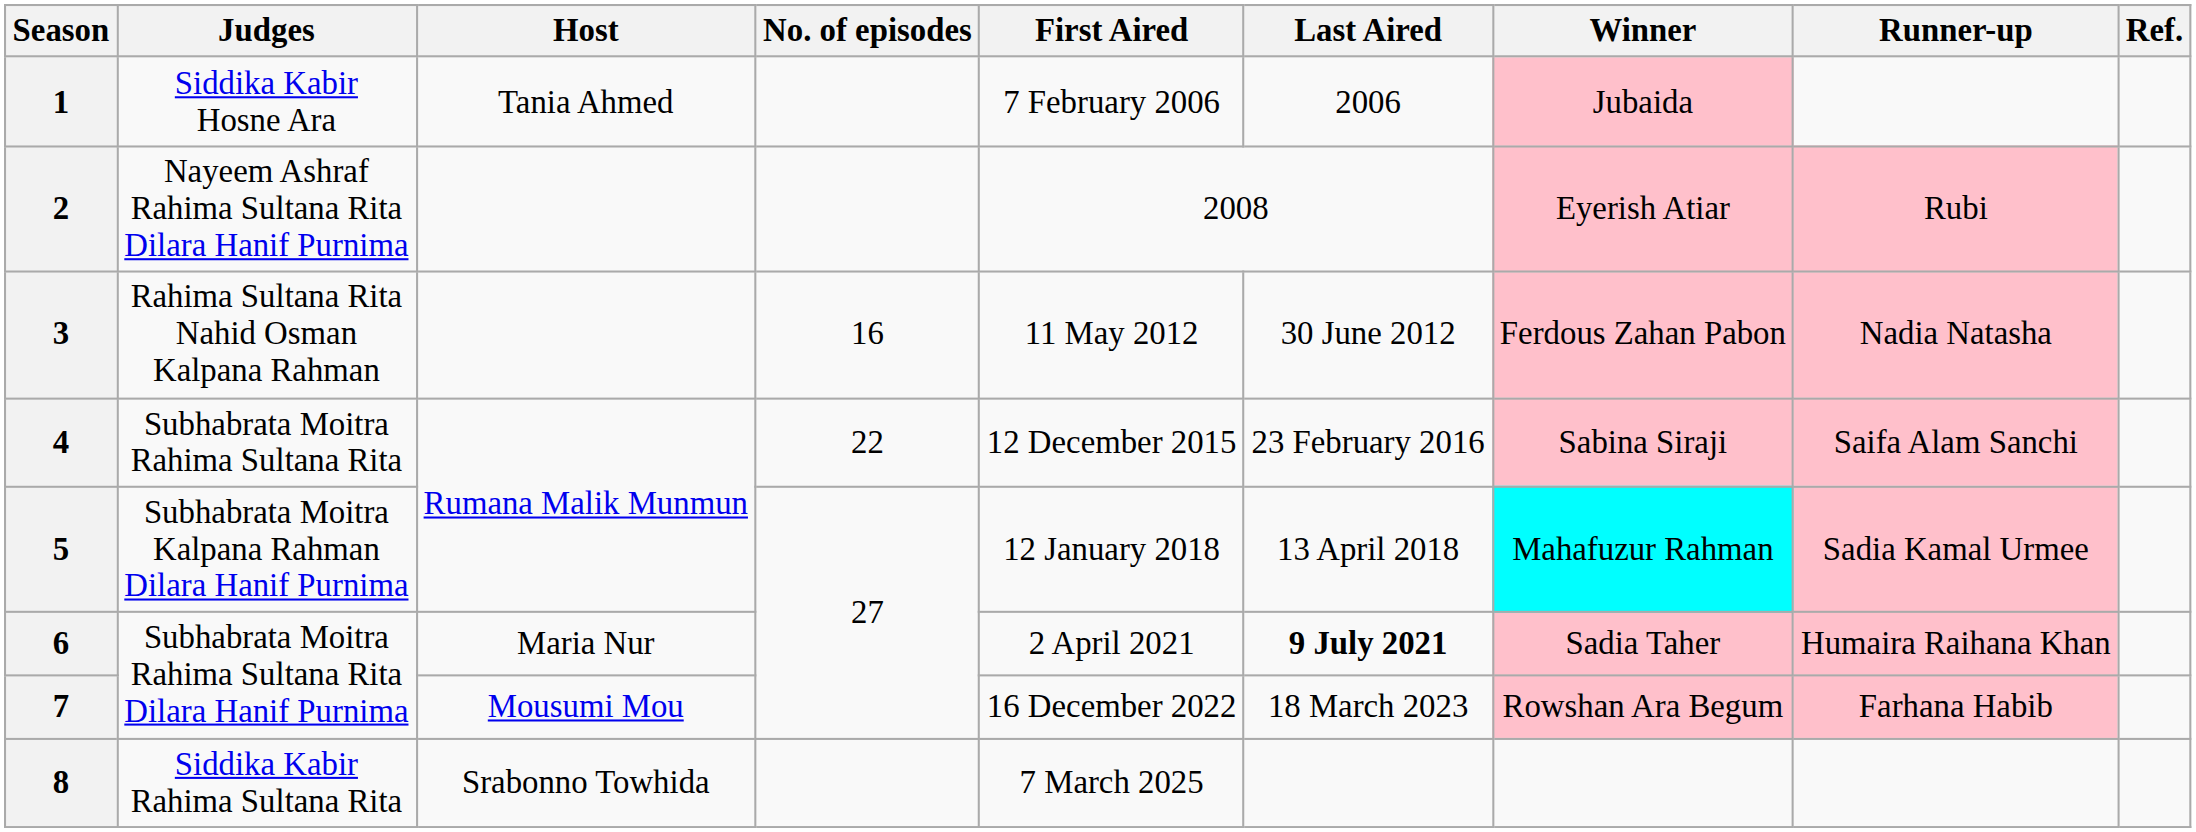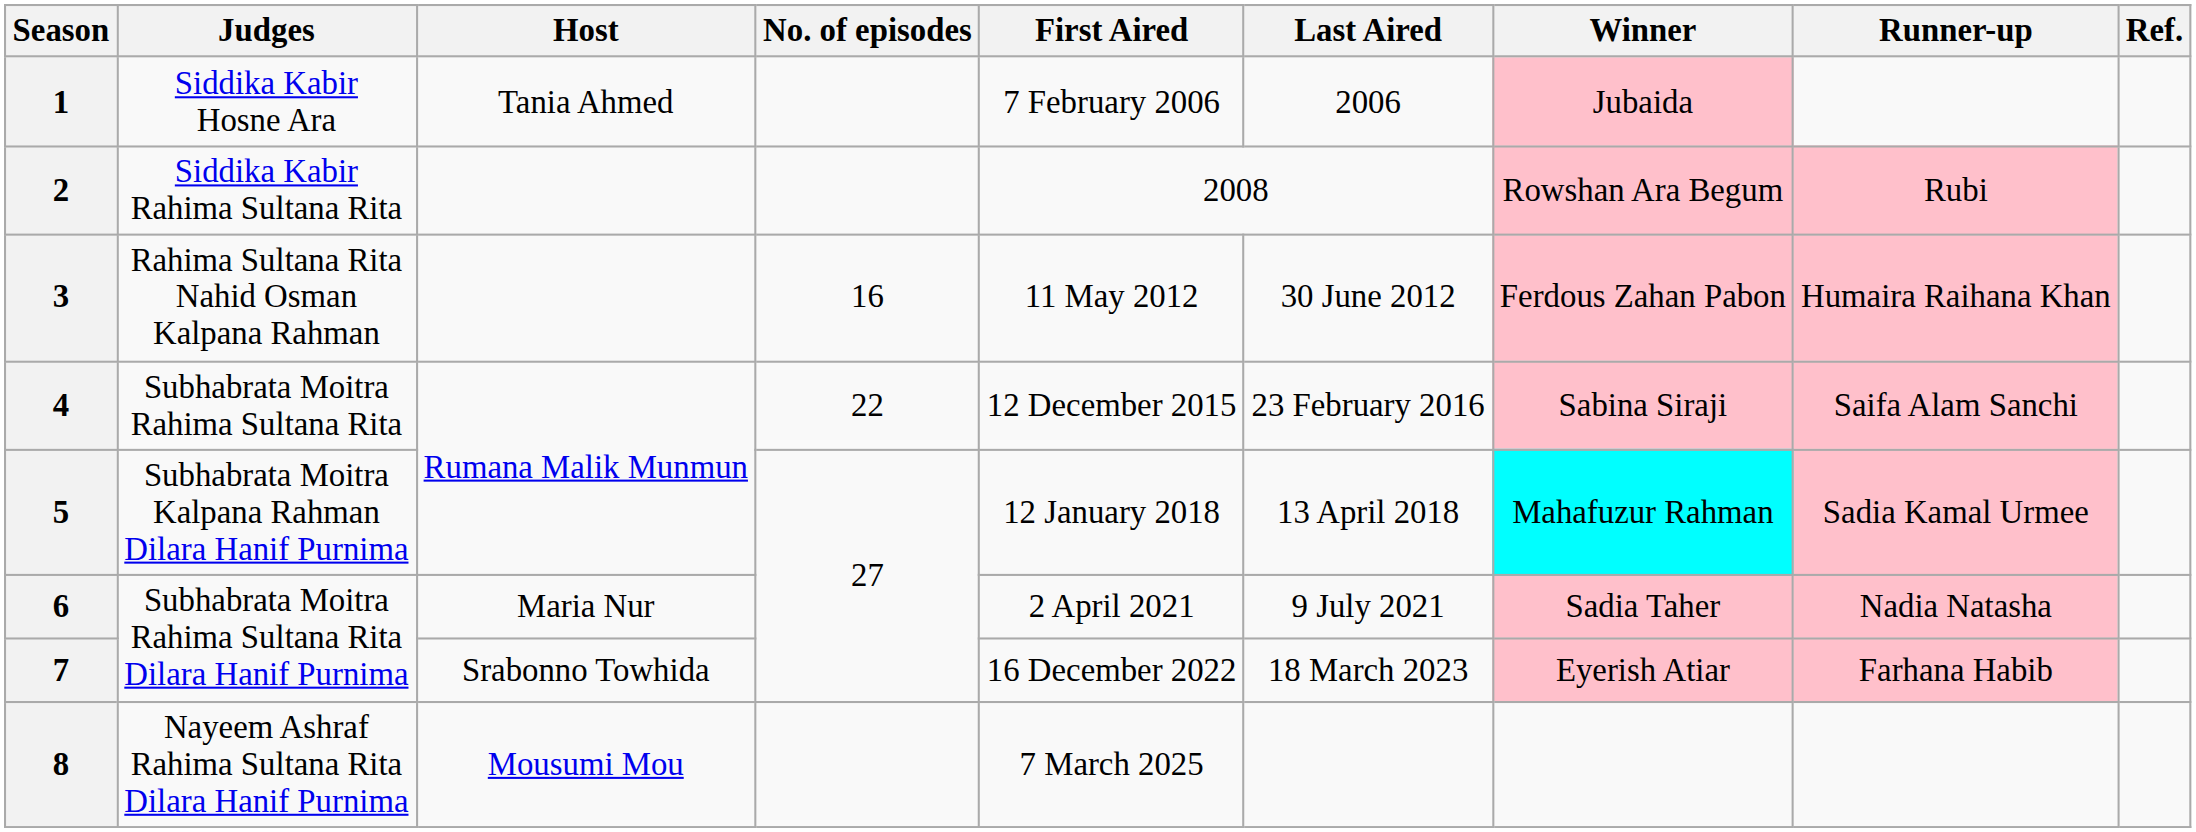(266, 208) Nayeem Ashraf Rahima Sultana Rita Dilara Hanif Purnima -> (266, 189) Siddika Kabir Rahima Sultana Rita
(1643, 208) Eyerish Atiar -> (1643, 189) Rowshan Ara Begum
(1956, 334) Nadia Natasha -> (1956, 297) Humaira Raihana Khan
(1368, 643) bold -> (1368, 606) normal
(1956, 643) Humaira Raihana Khan -> (1956, 606) Nadia Natasha
(586, 706) Mousumi Mou -> (586, 669) Srabonno Towhida
(1643, 706) Rowshan Ara Begum -> (1643, 669) Eyerish Atiar
(266, 782) Siddika Kabir Rahima Sultana Rita -> (266, 763) Nayeem Ashraf Rahima Sultana Rita Dilara Hanif Purnima
(586, 782) Srabonno Towhida -> (586, 763) Mousumi Mou
